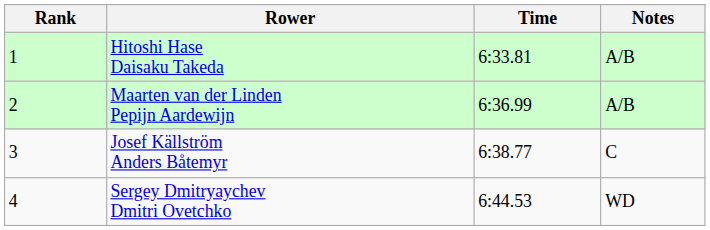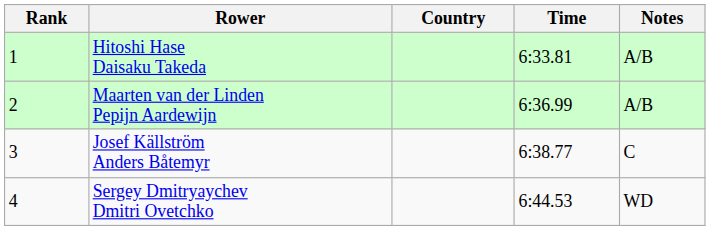+ column: (453, 18)
